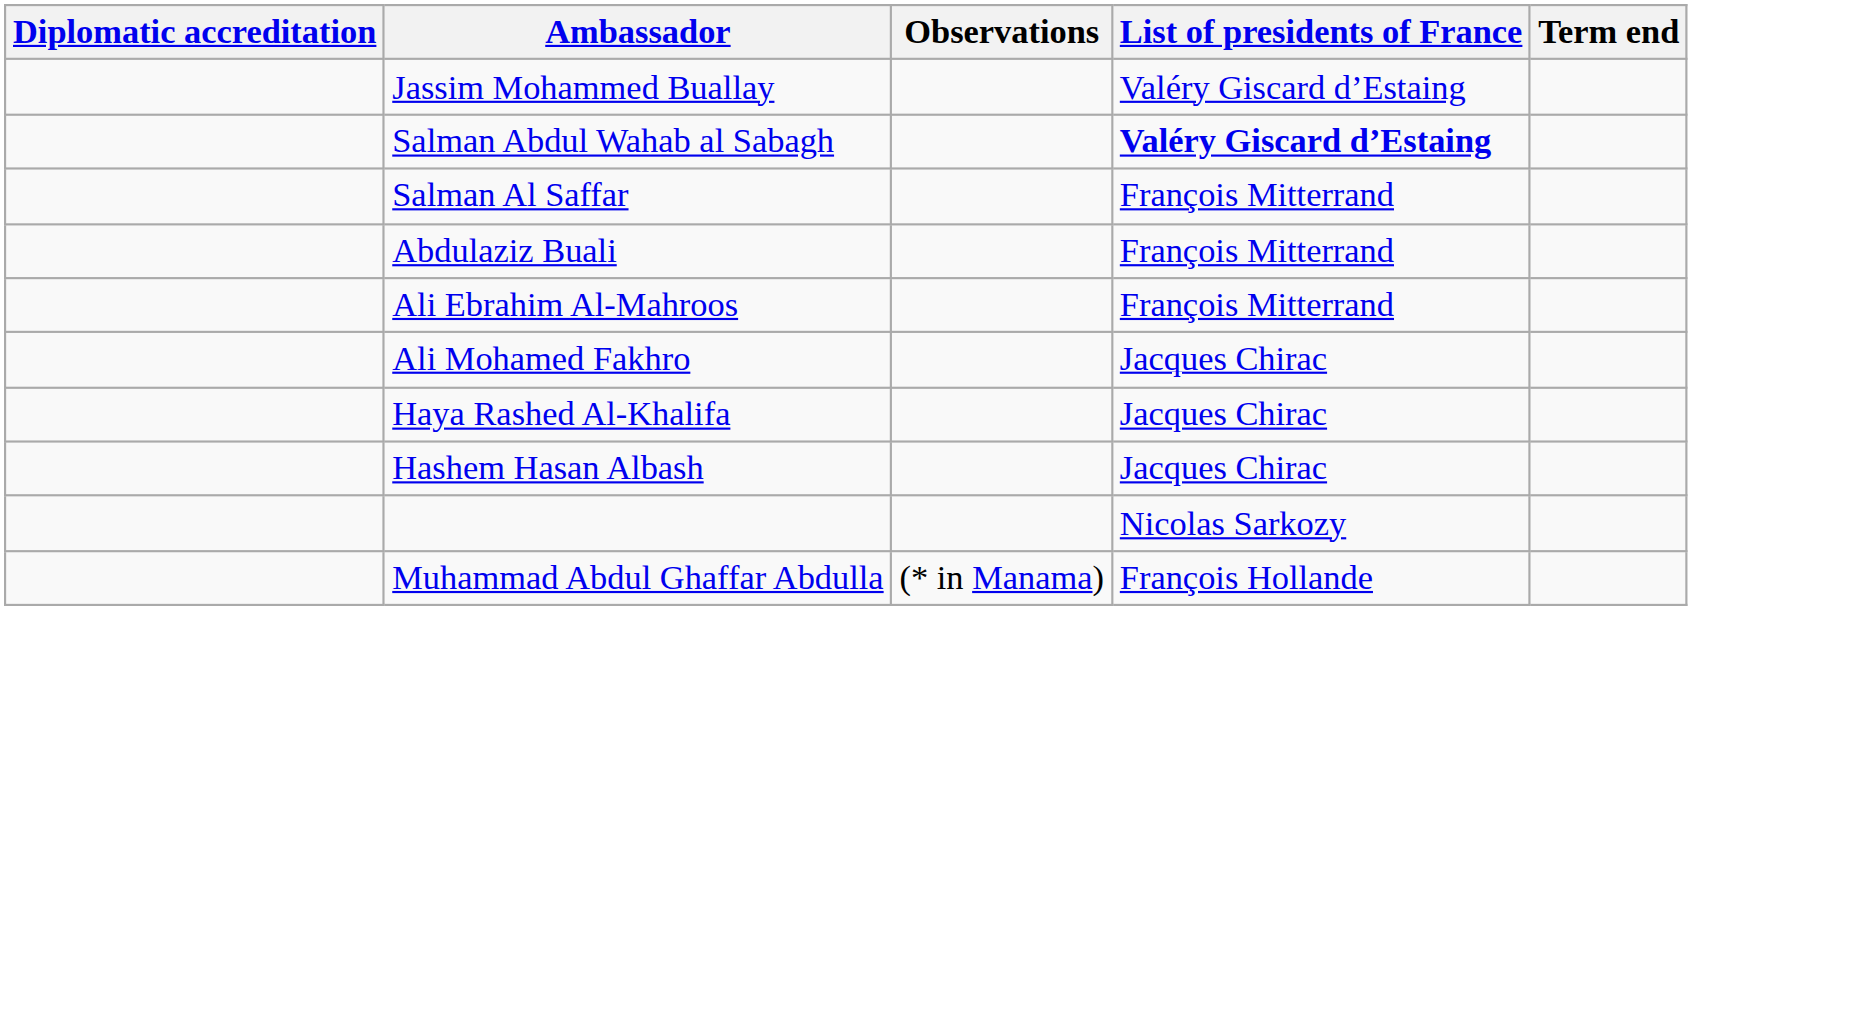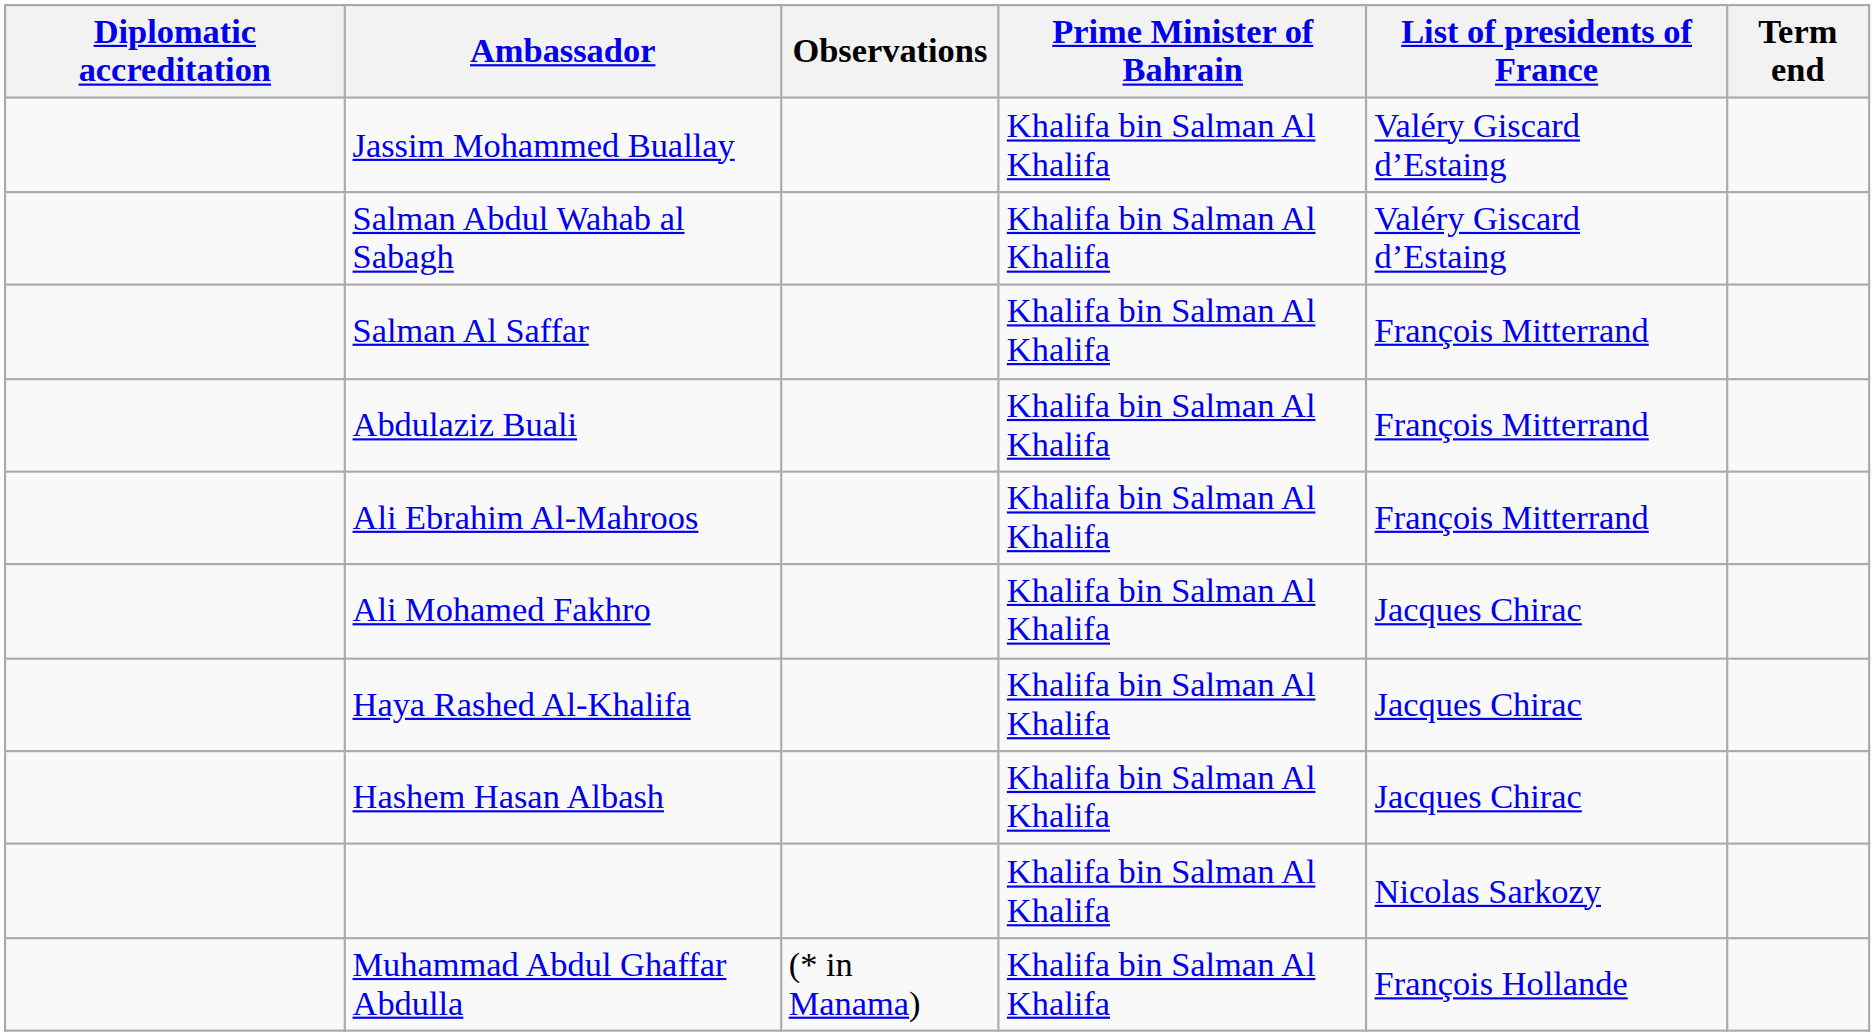+ column: (1183, 51)
(1306, 140) bold -> (1477, 237) normal
